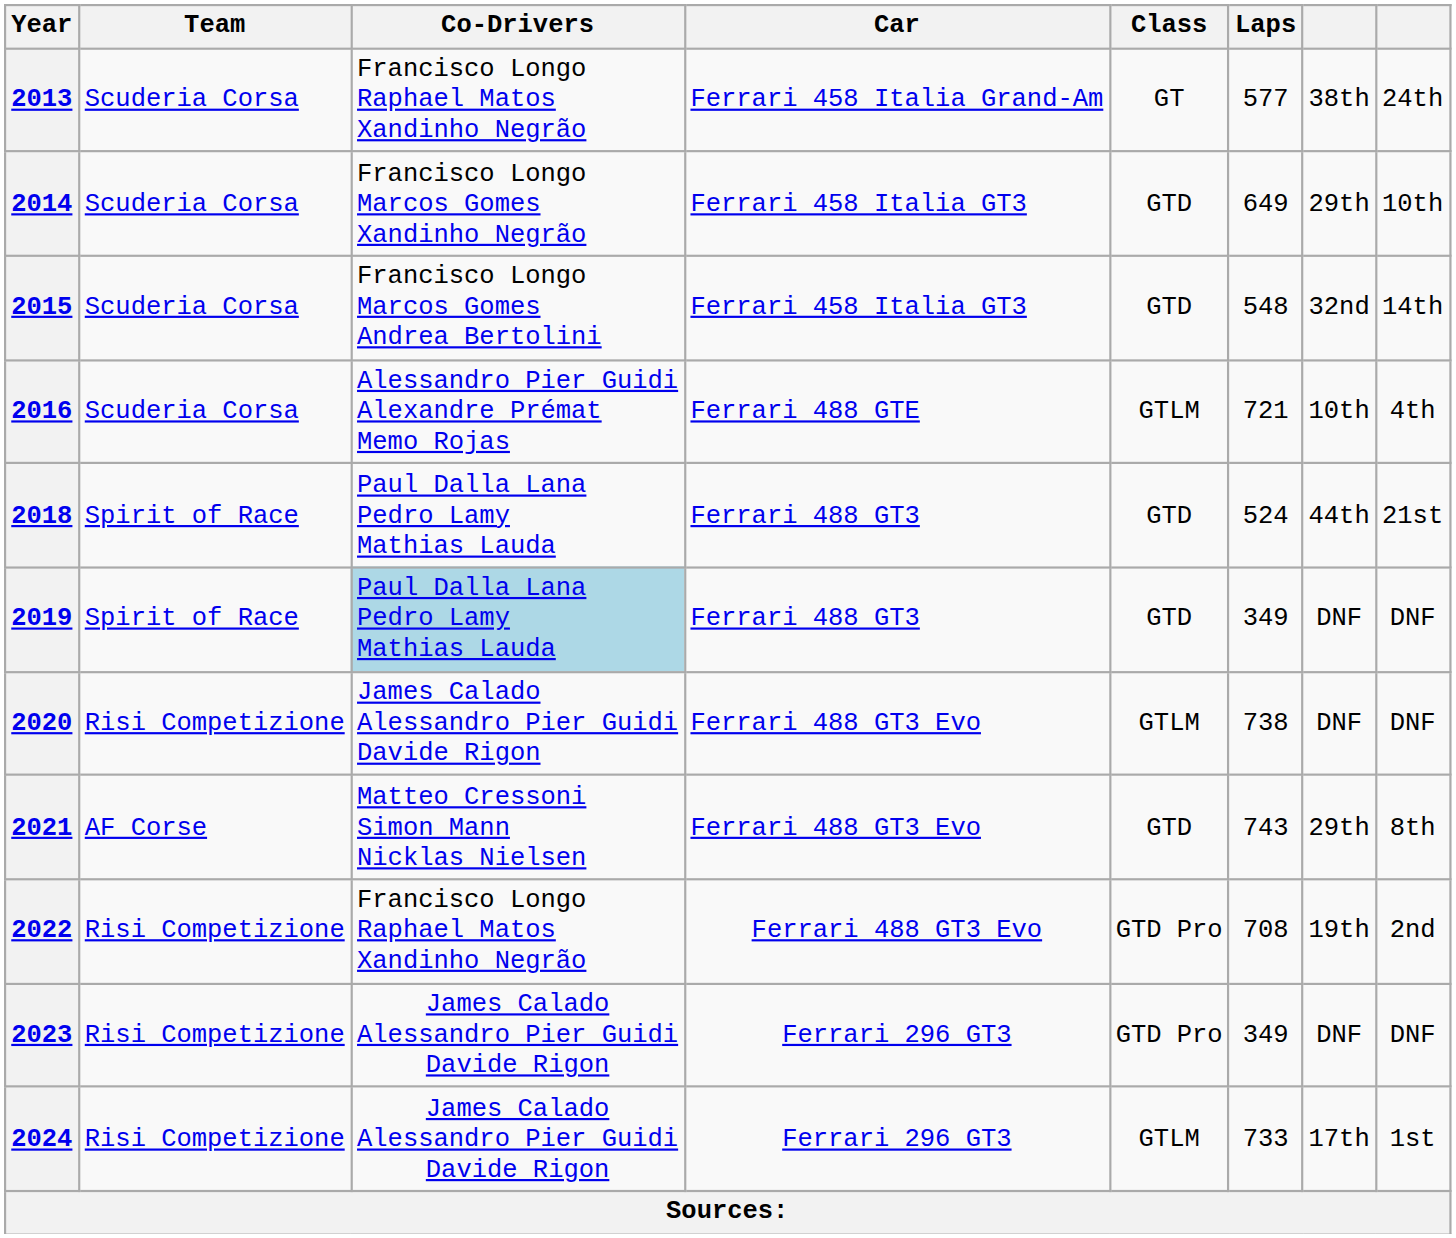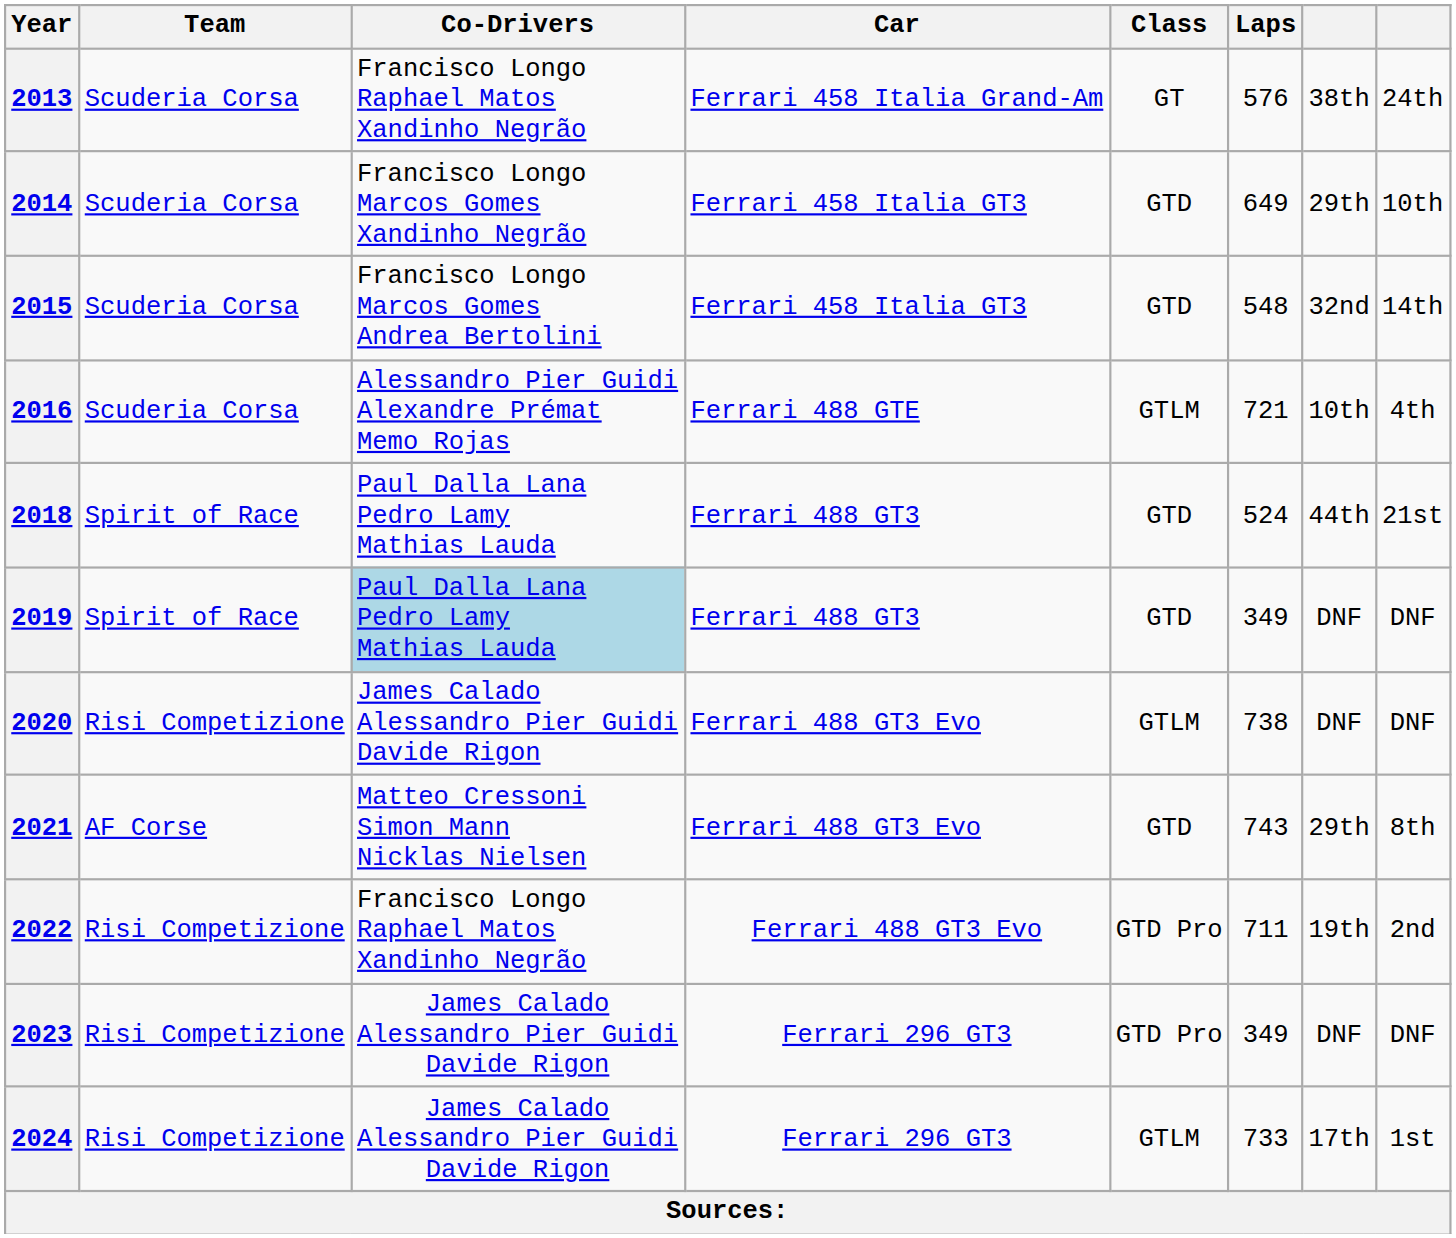(1266, 100) 577 -> (1266, 100) 576
(1266, 931) 708 -> (1266, 931) 711
